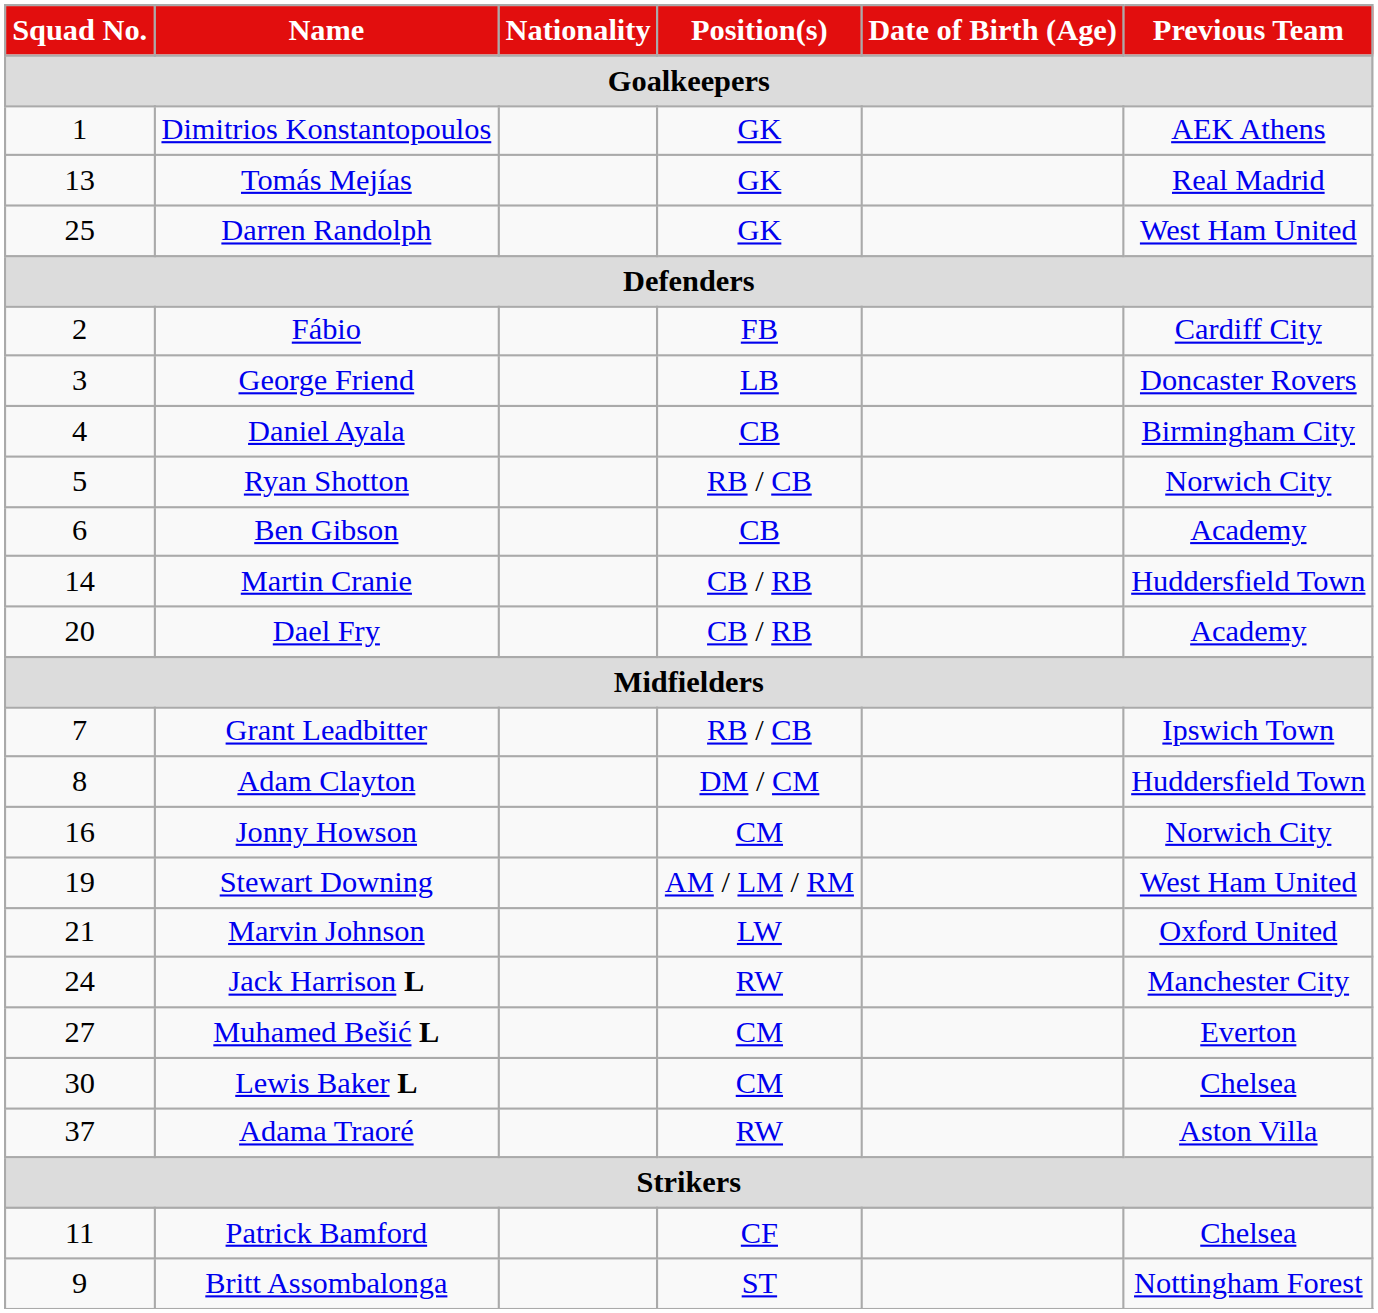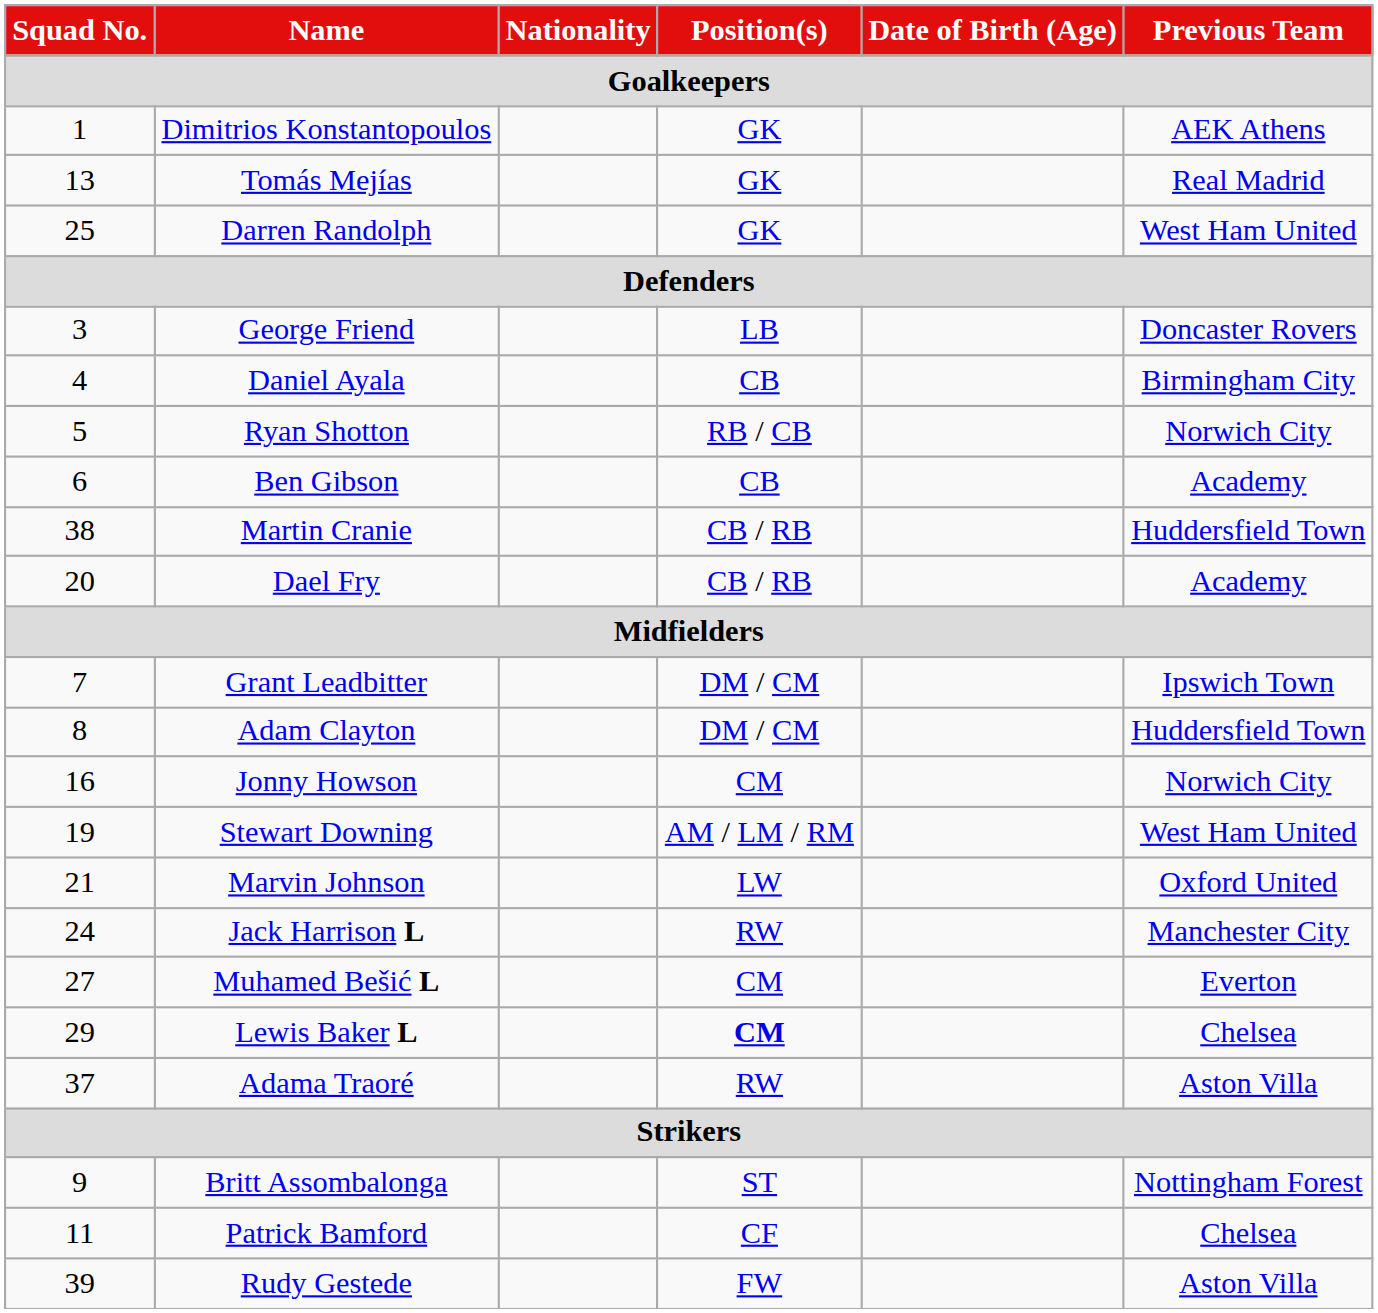- row: (326, 330)
(80, 581) 14 -> (80, 531) 38
(759, 731) RB / CB -> (759, 681) DM / CM
(80, 1082) 30 -> (80, 1032) 29
(759, 1082) normal -> (759, 1032) bold
rows swapped: (326, 1282) <-> (326, 1232)
+ row: (326, 1282)
